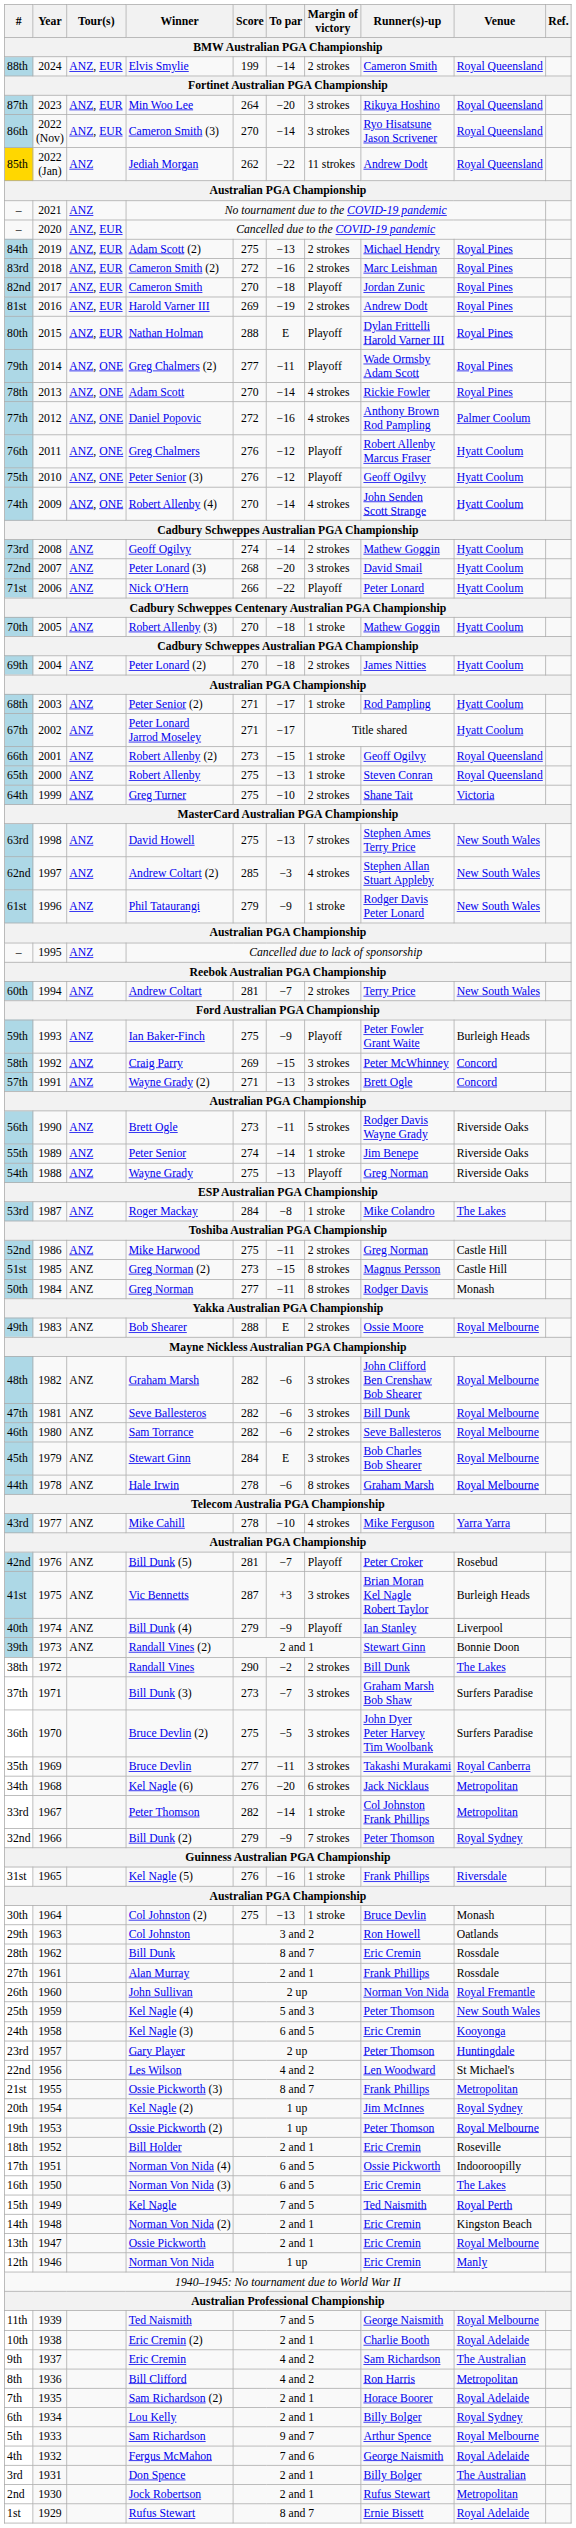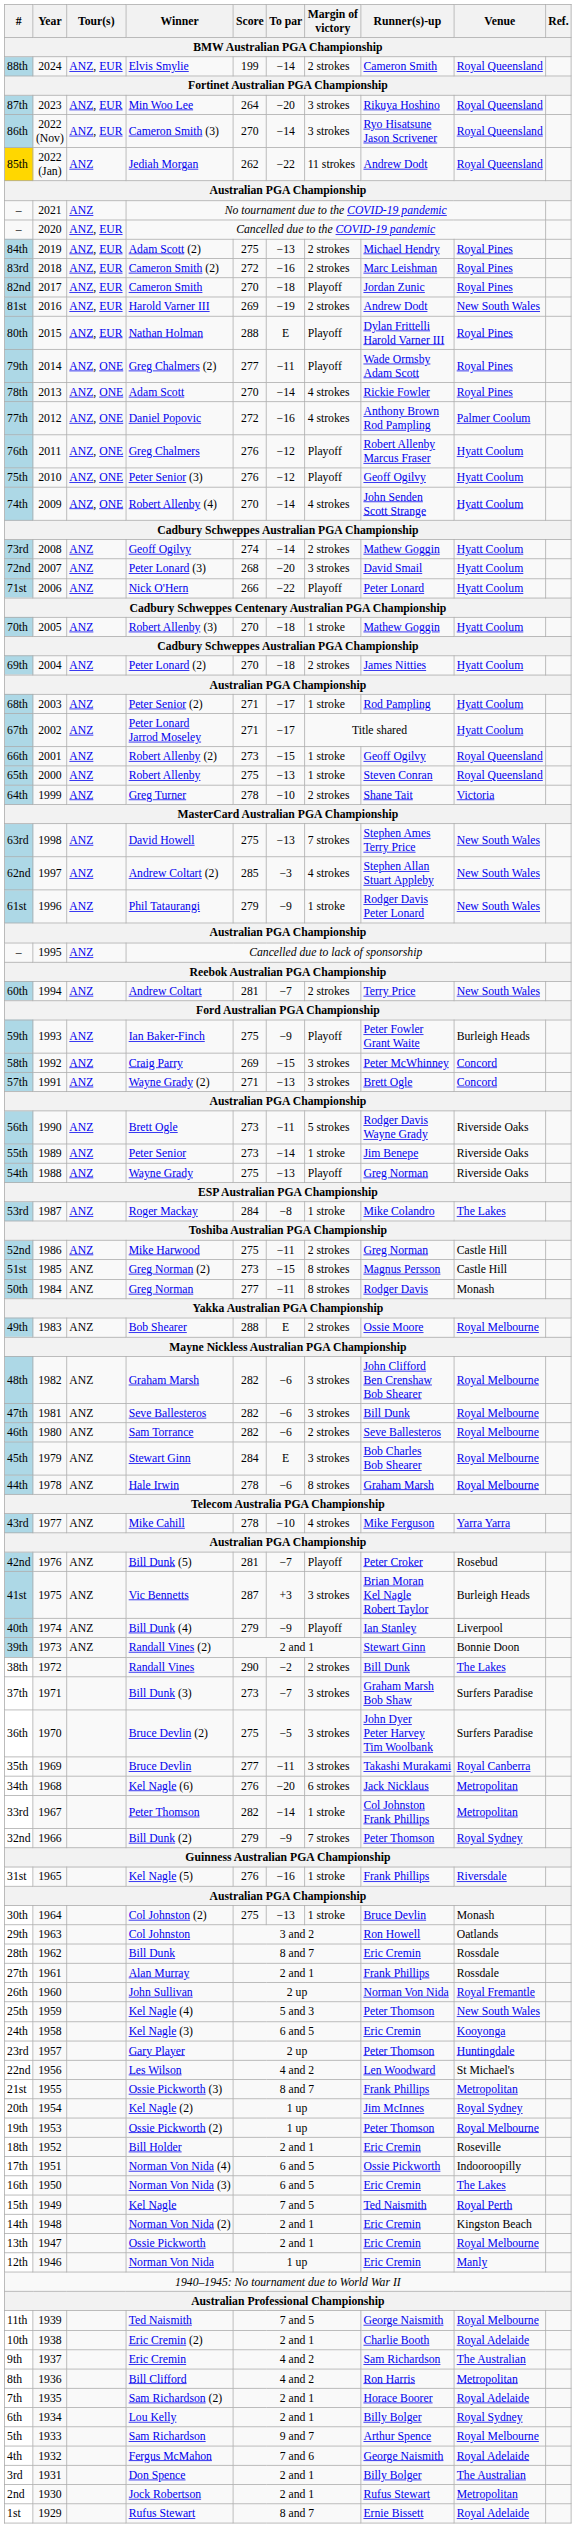(485, 306) Royal Pines -> (498, 306) New South Wales
(250, 795) 275 -> (250, 795) 278
(250, 1153) 274 -> (250, 1153) 273
